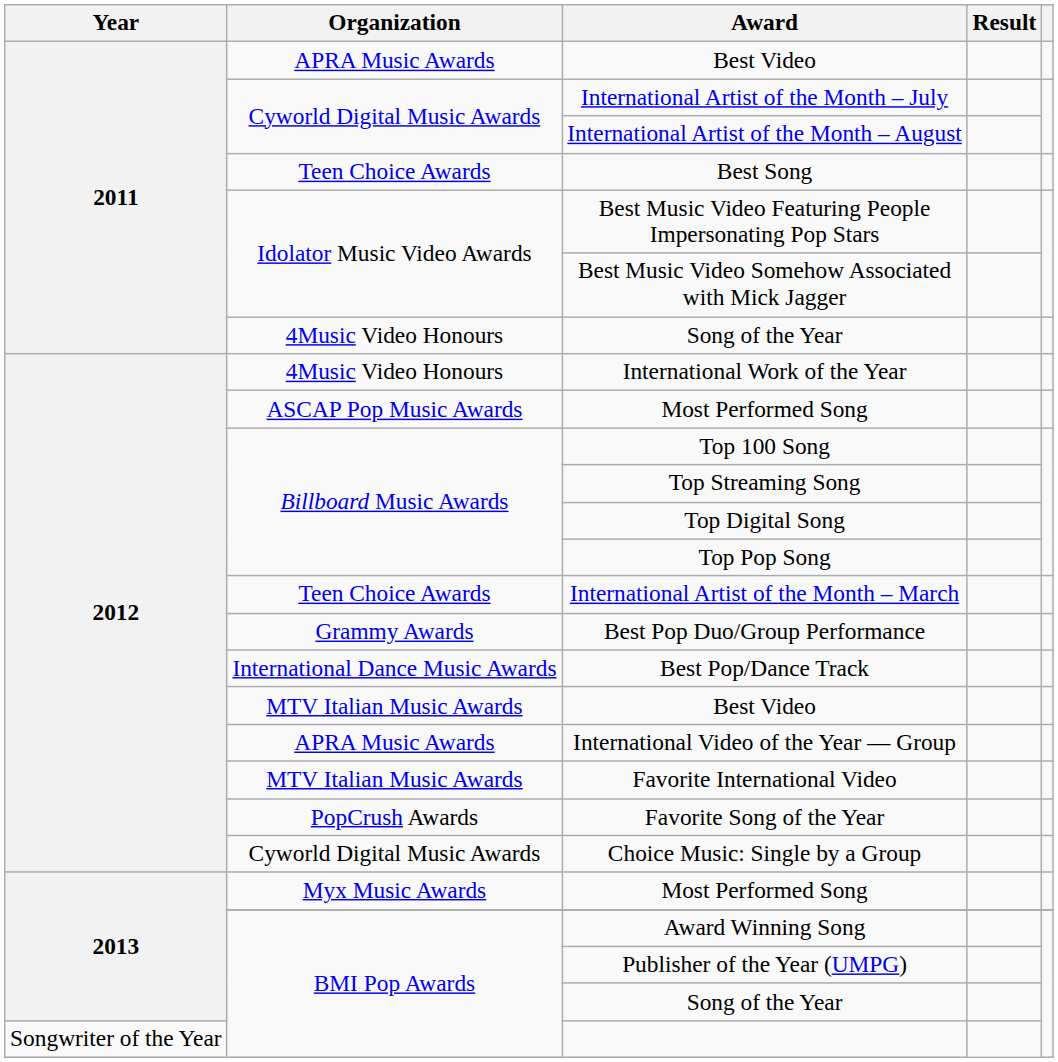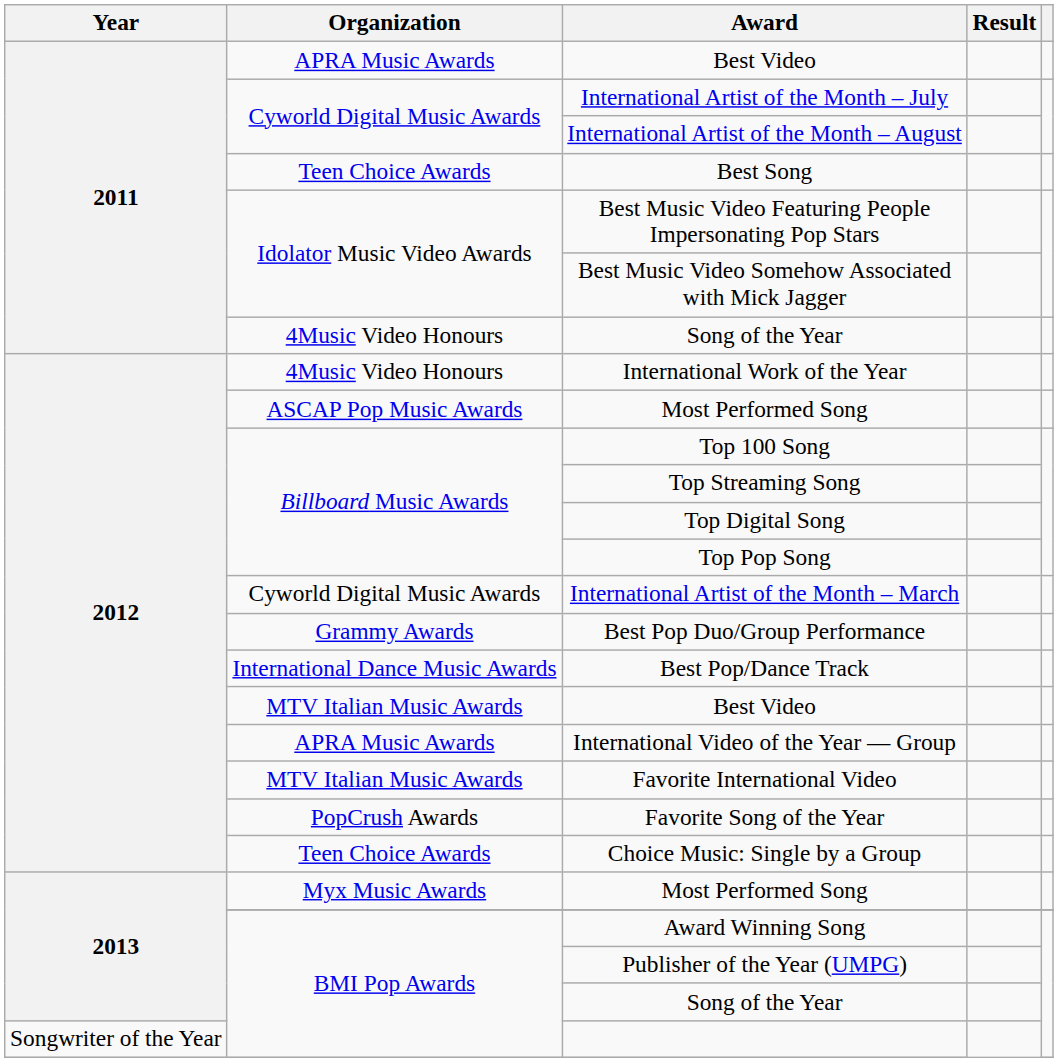(394, 594) Teen Choice Awards -> (394, 594) Cyworld Digital Music Awards
(394, 853) Cyworld Digital Music Awards -> (394, 853) Teen Choice Awards
